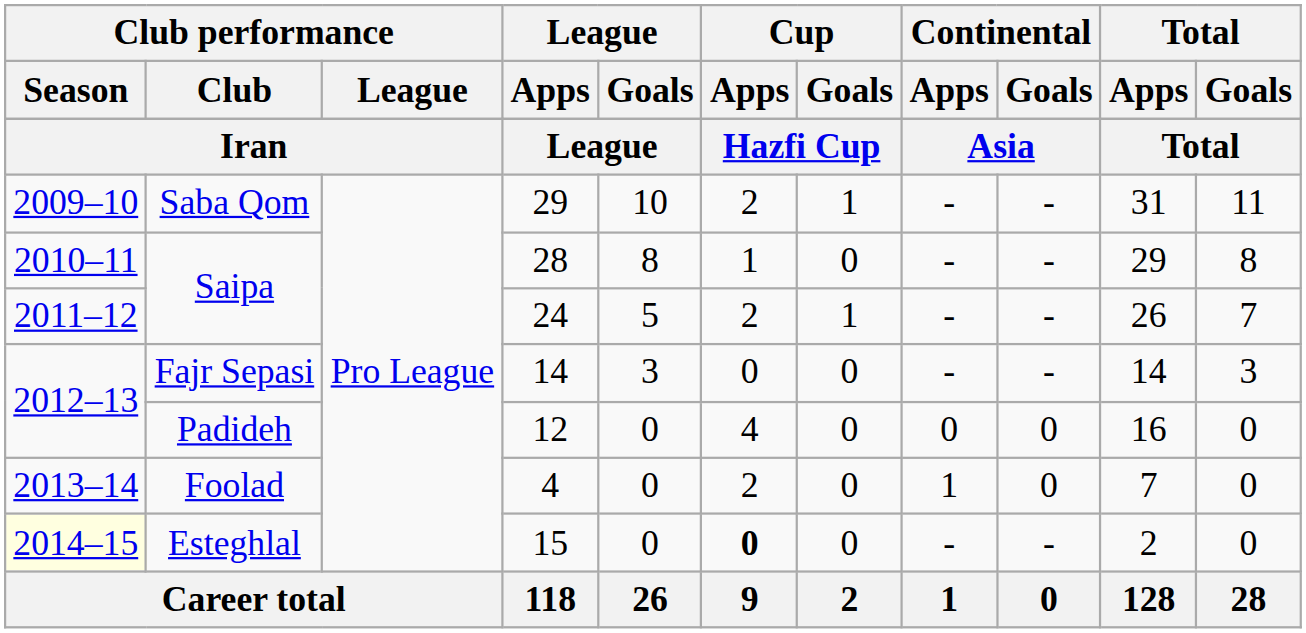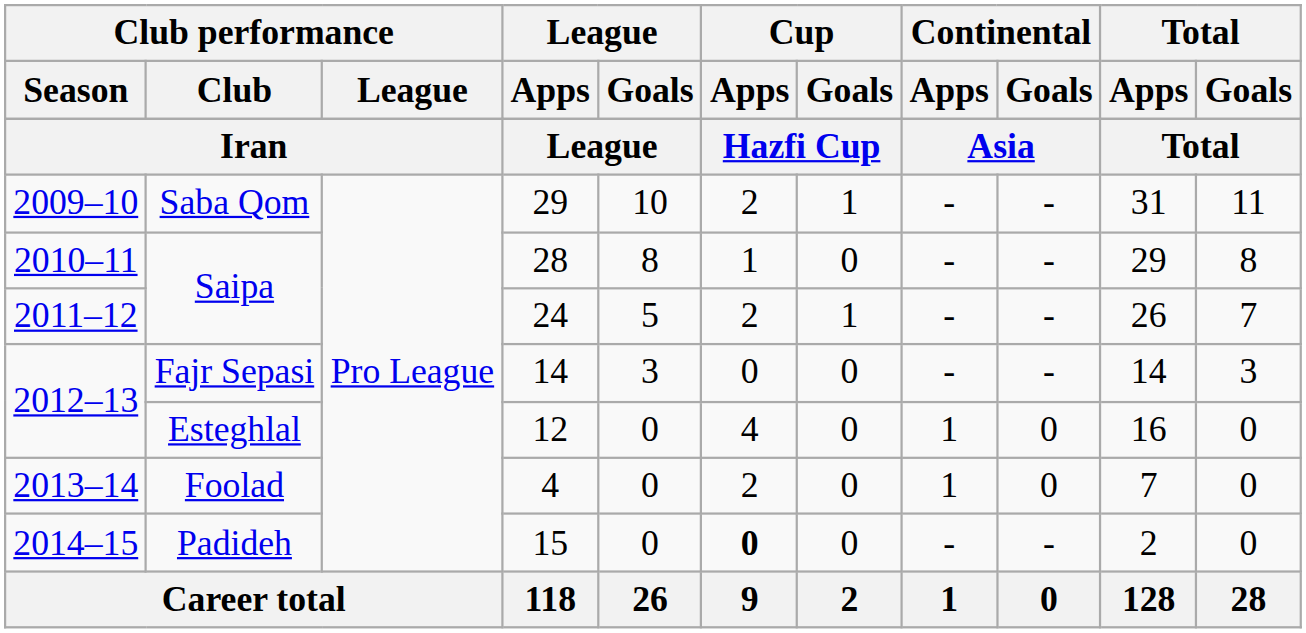(234, 428) Padideh -> (234, 428) Esteghlal
(949, 428) 0 -> (949, 428) 1
(76, 542) lightyellow background -> (76, 542) no background
(234, 542) Esteghlal -> (234, 542) Padideh
